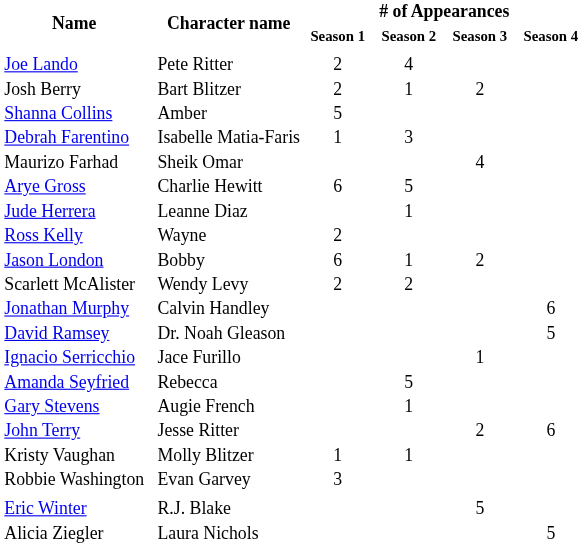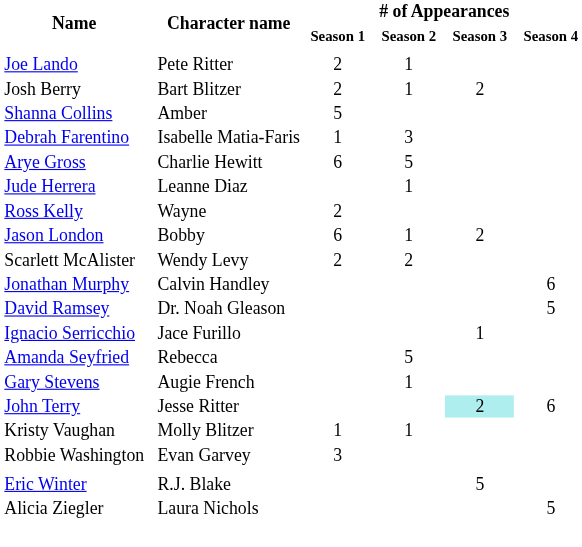(409, 64) 4 -> (409, 64) 1
- row: (61, 162)
(480, 430) no background -> (480, 406) paleturquoise background
